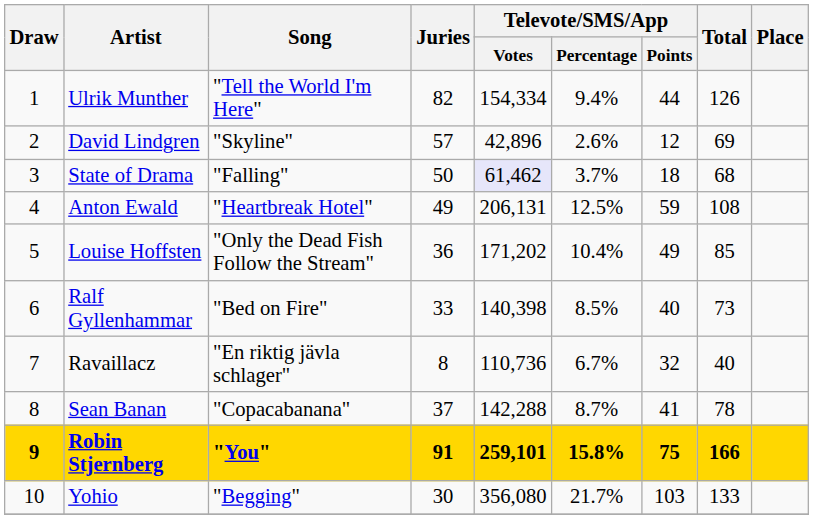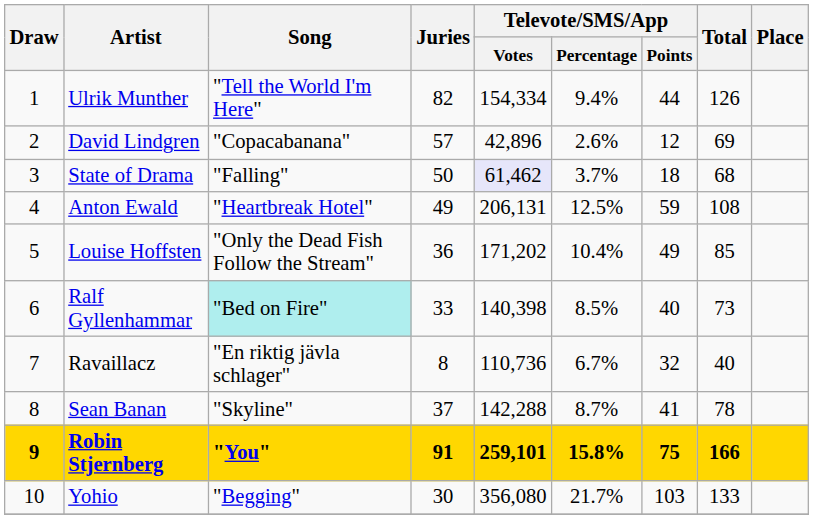(253, 142) "Skyline" -> (282, 142) "Copacabanana"
(270, 308) no background -> (270, 308) paleturquoise background
(282, 408) "Copacabanana" -> (253, 408) "Skyline"
